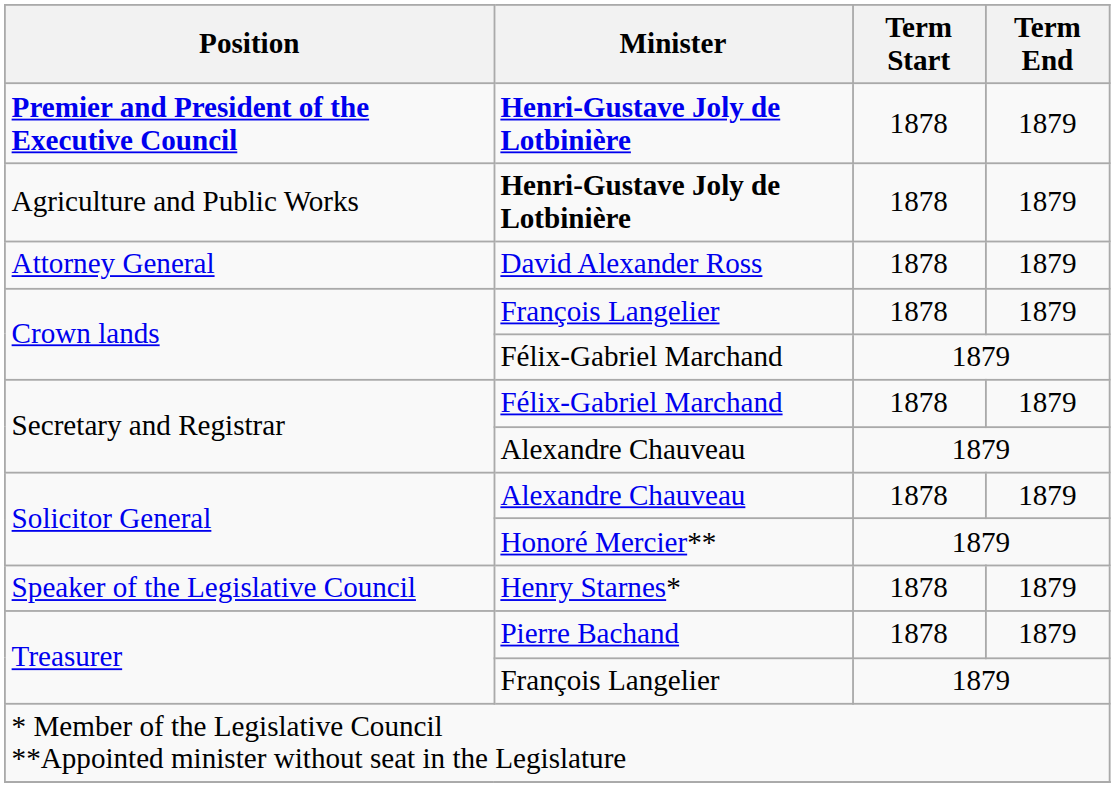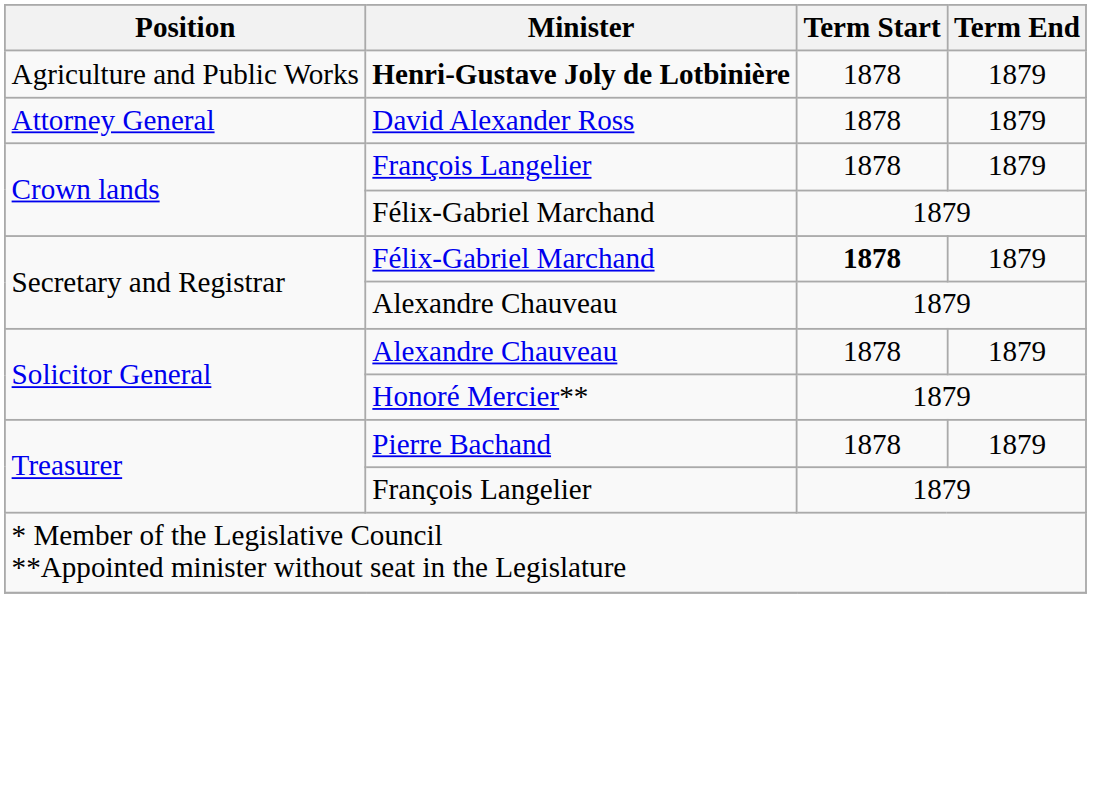- row: (190, 122)
(919, 402) normal -> (872, 258) bold
- row: (214, 587)
